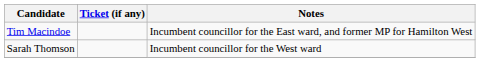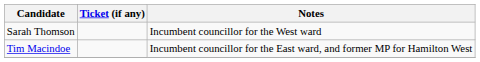rows swapped: (39, 31) <-> (41, 49)
